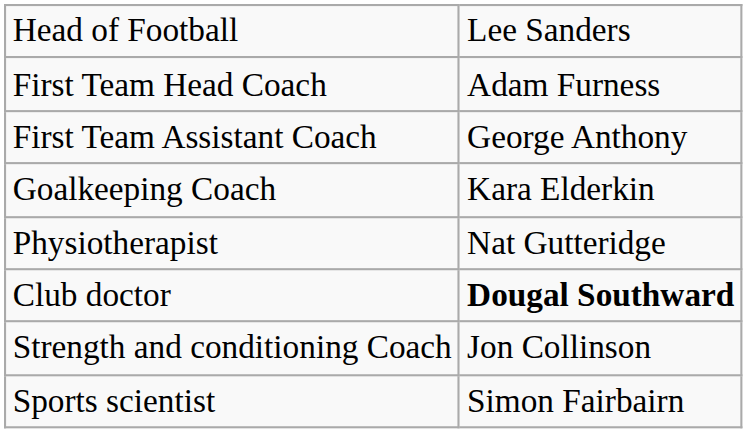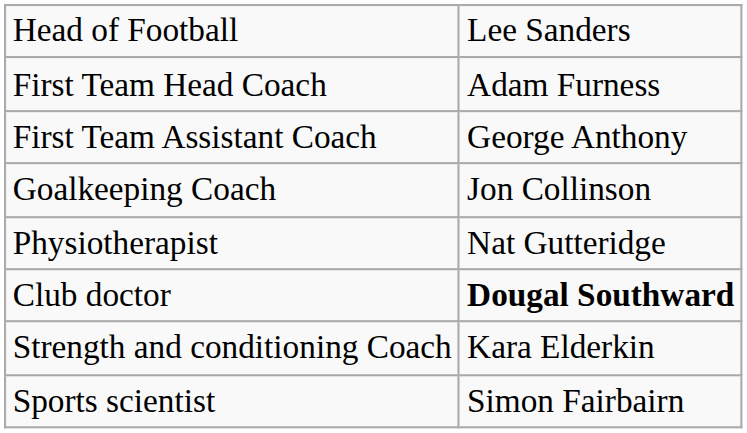(561, 189) Kara Elderkin -> (559, 189) Jon Collinson
(559, 347) Jon Collinson -> (561, 347) Kara Elderkin
